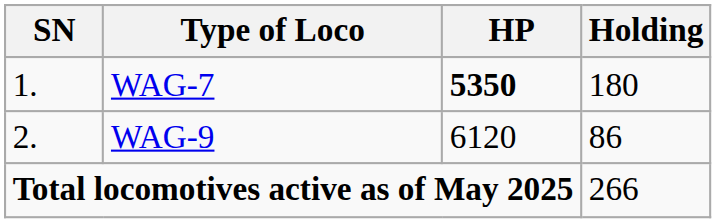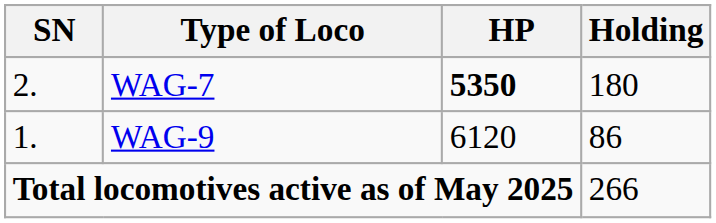(25, 83) 1. -> (25, 83) 2.
(25, 136) 2. -> (25, 136) 1.
